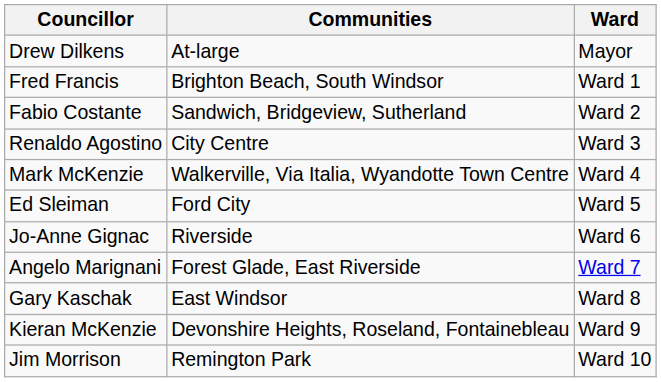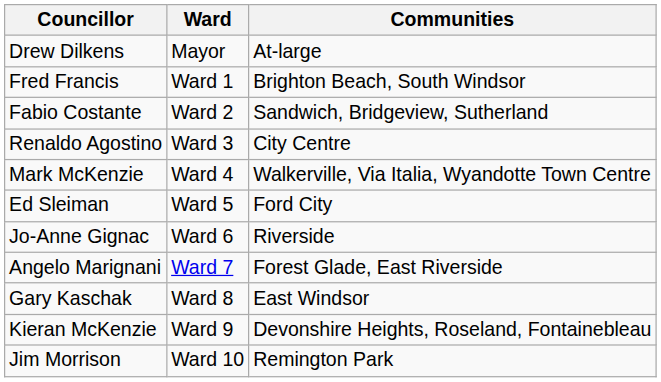columns swapped: (615, 19) <-> (370, 19)
